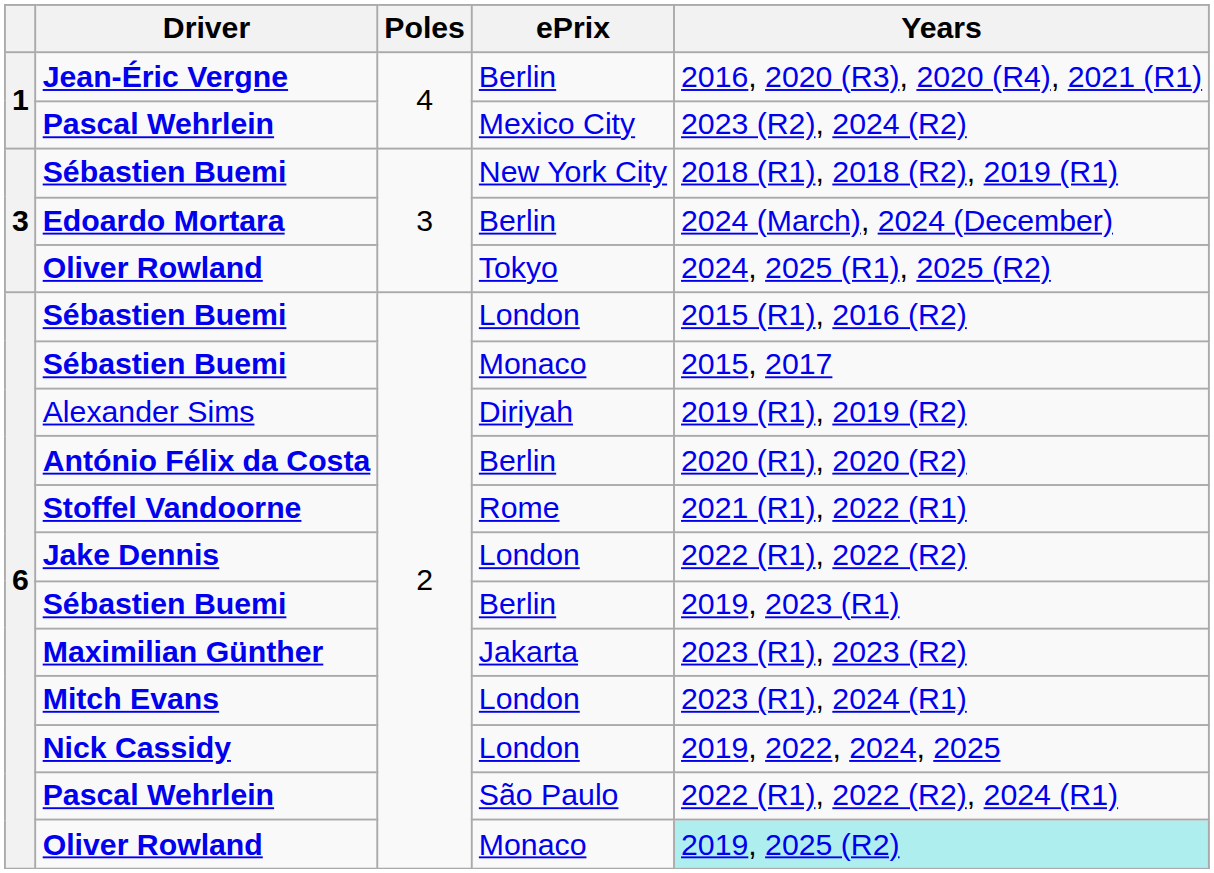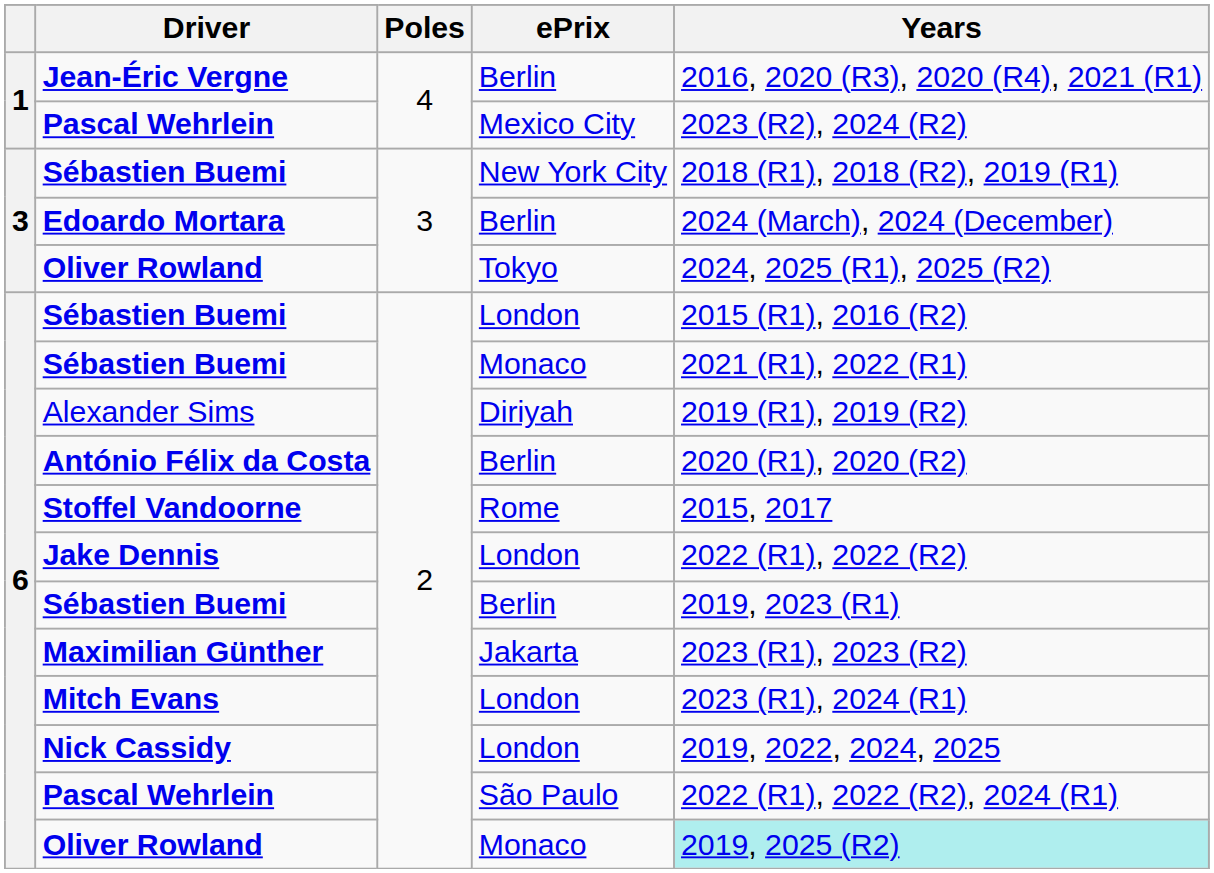(757, 364) 2015, 2017 -> (824, 364) 2021 (R1), 2022 (R1)
(824, 508) 2021 (R1), 2022 (R1) -> (757, 508) 2015, 2017
